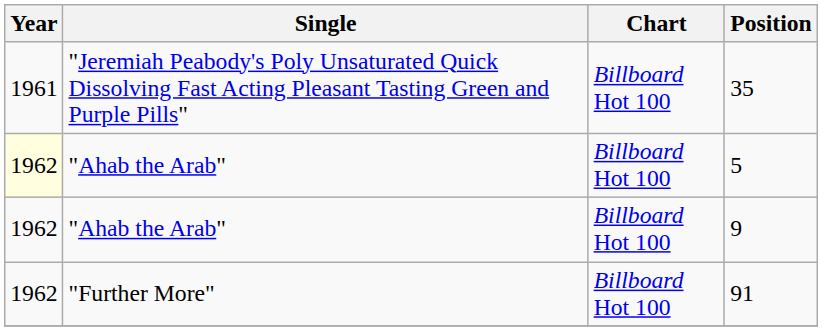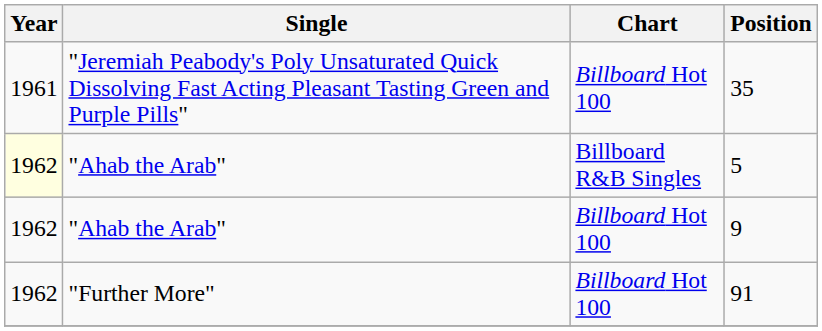(639, 164) Billboard Hot 100 -> (638, 164) Billboard R&B Singles
